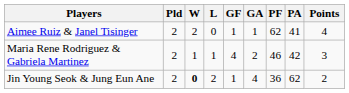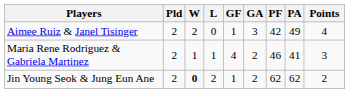(255, 31) 1 -> (255, 31) 3
(275, 31) 62 -> (275, 31) 42
(295, 31) 41 -> (295, 31) 49
(295, 55) 42 -> (295, 55) 41
(255, 79) 4 -> (255, 79) 2
(275, 79) 36 -> (275, 79) 62
